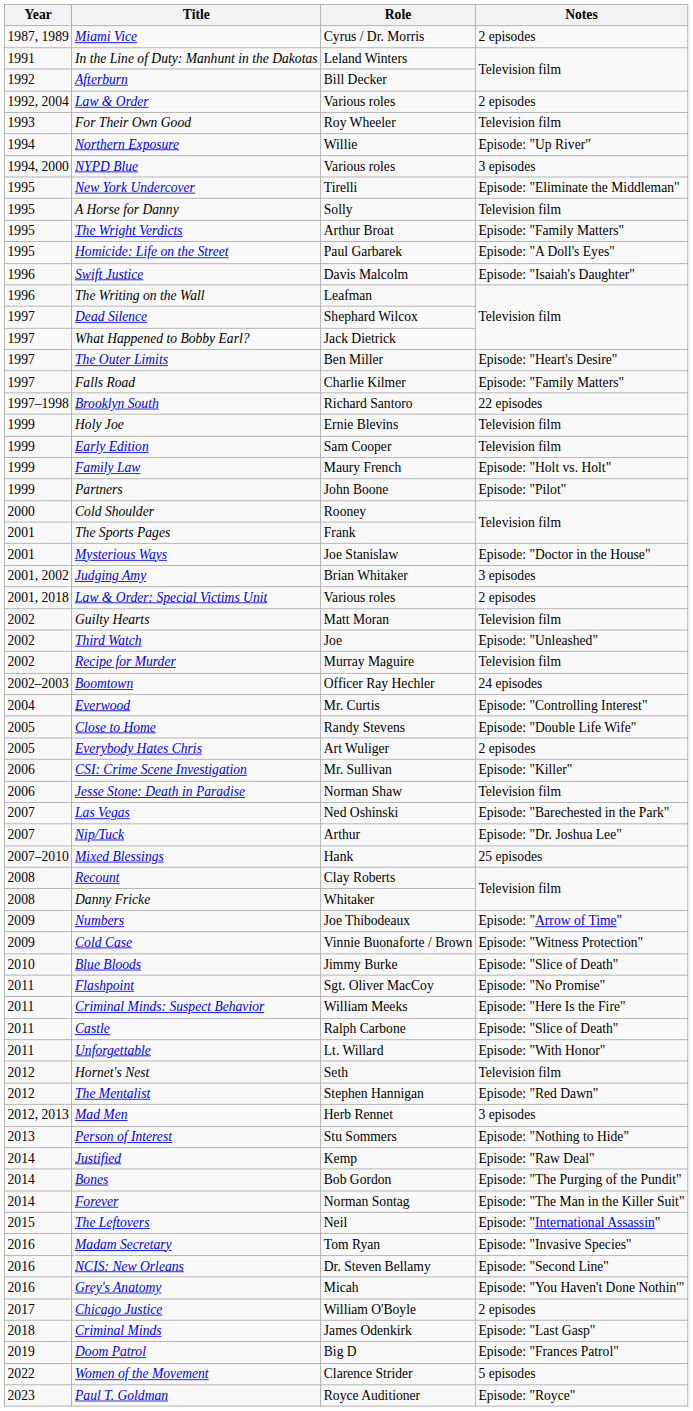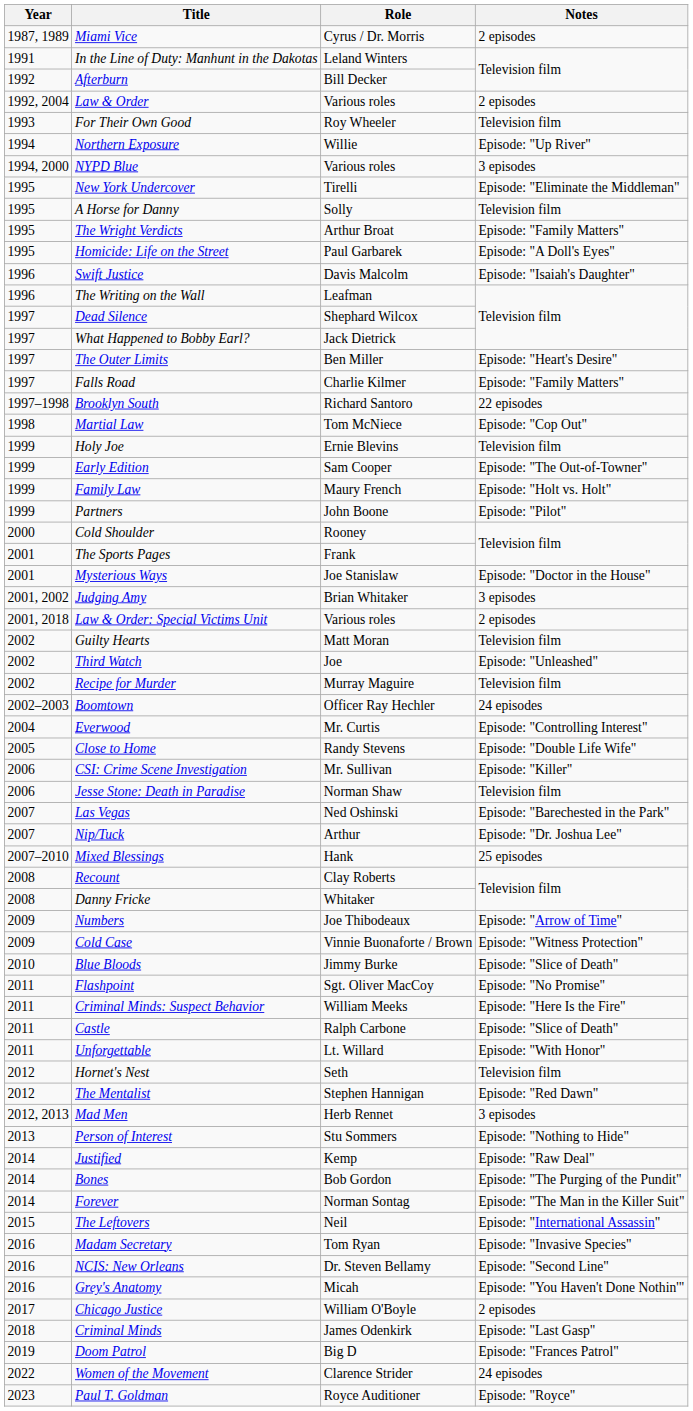+ row: (109, 425)
(520, 446) Television film -> (563, 468) Episode: "The Out-of-Towner"
- row: (138, 748)
(507, 1374) 5 episodes -> (510, 1374) 24 episodes
